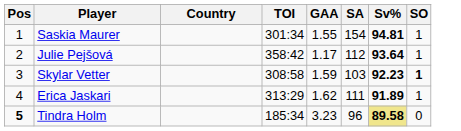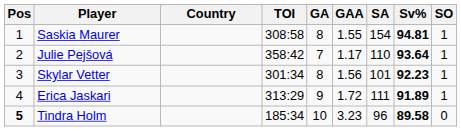+ column: (320, 14)
(285, 34) 301:34 -> (285, 34) 308:58
(355, 55) 112 -> (380, 55) 110
(285, 75) 308:58 -> (285, 75) 301:34
(324, 75) 1.59 -> (349, 75) 1.56
(355, 75) 103 -> (380, 75) 101
(419, 75) bold -> (444, 75) normal
(324, 95) 1.62 -> (349, 95) 1.72
(388, 116) khaki background -> (413, 116) no background
